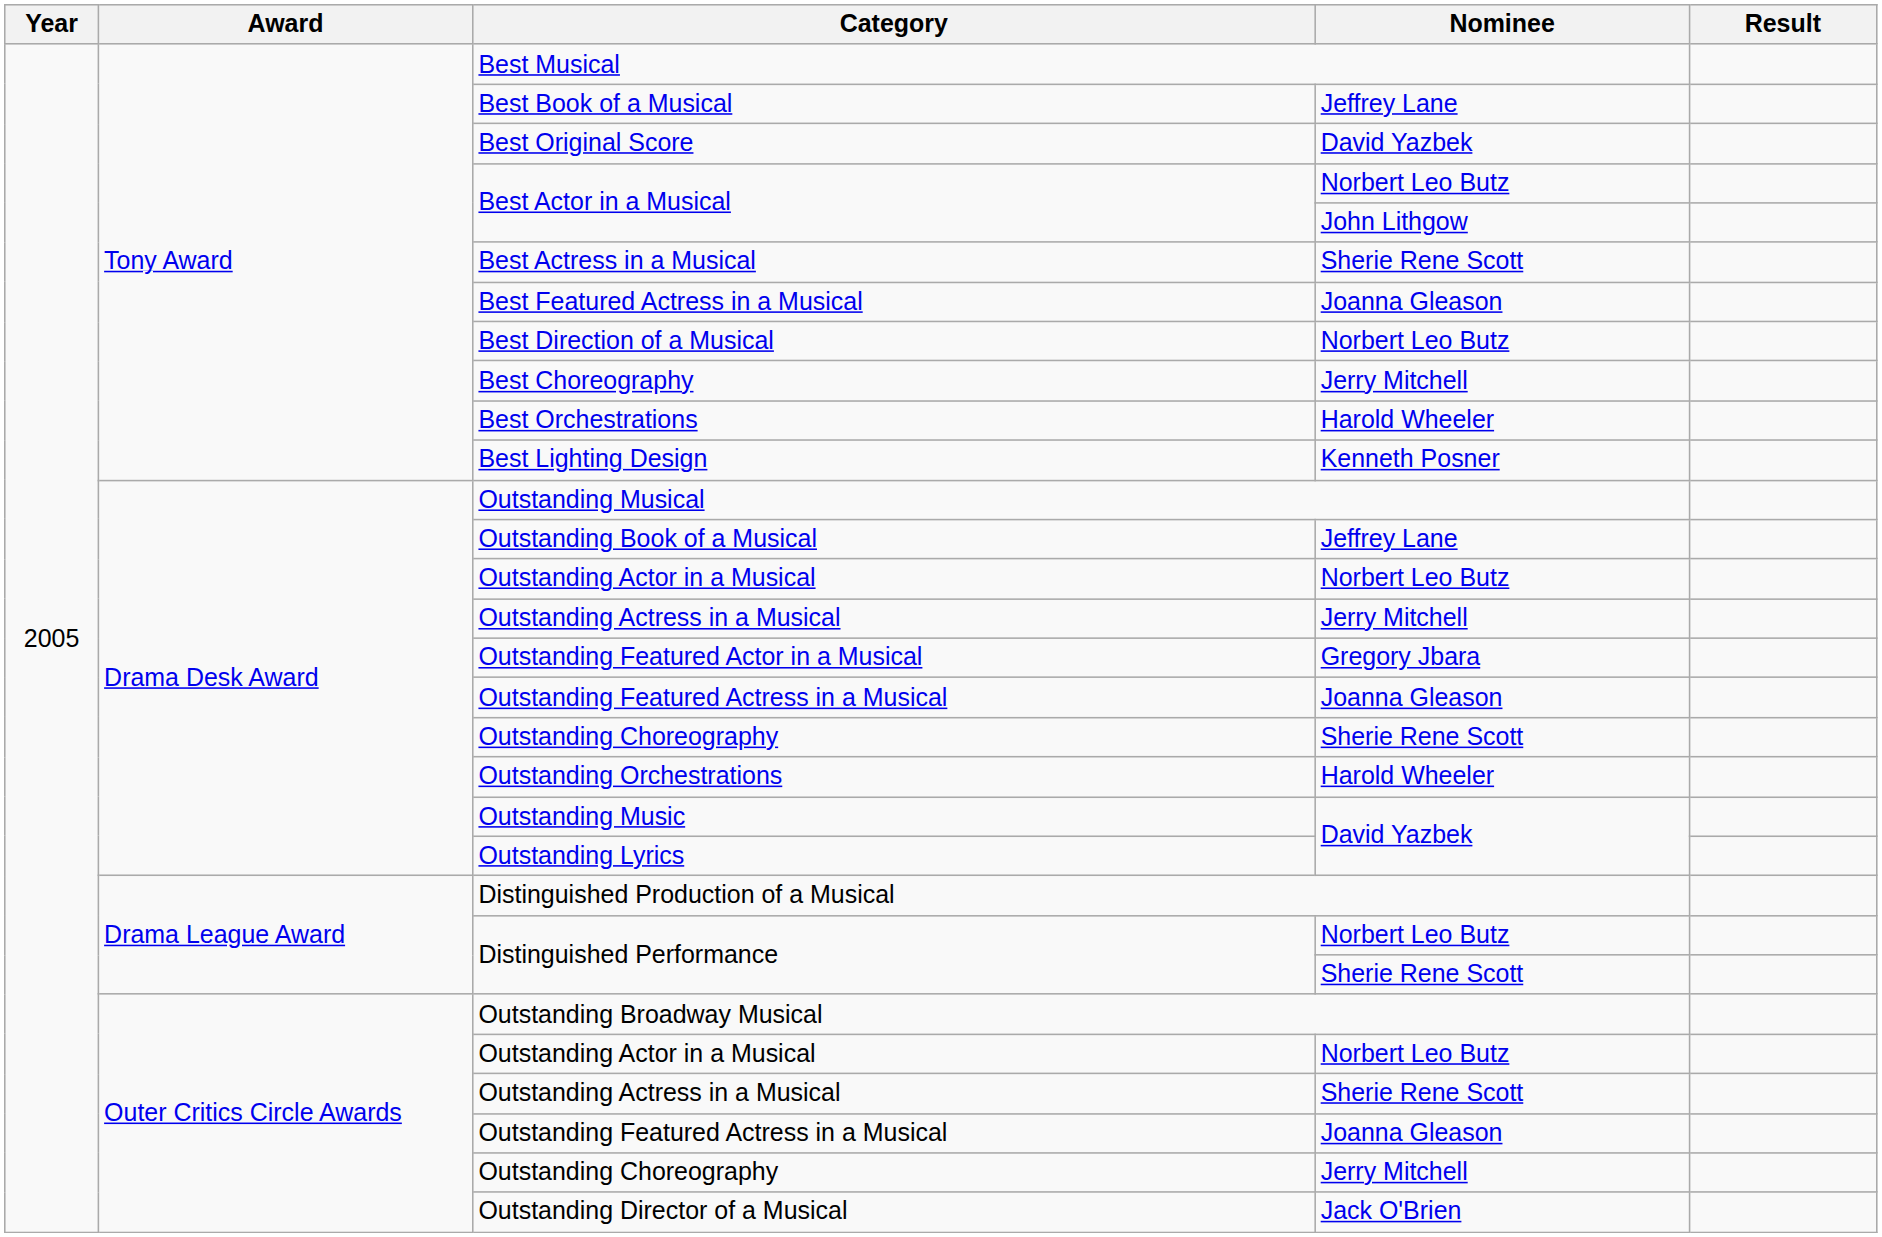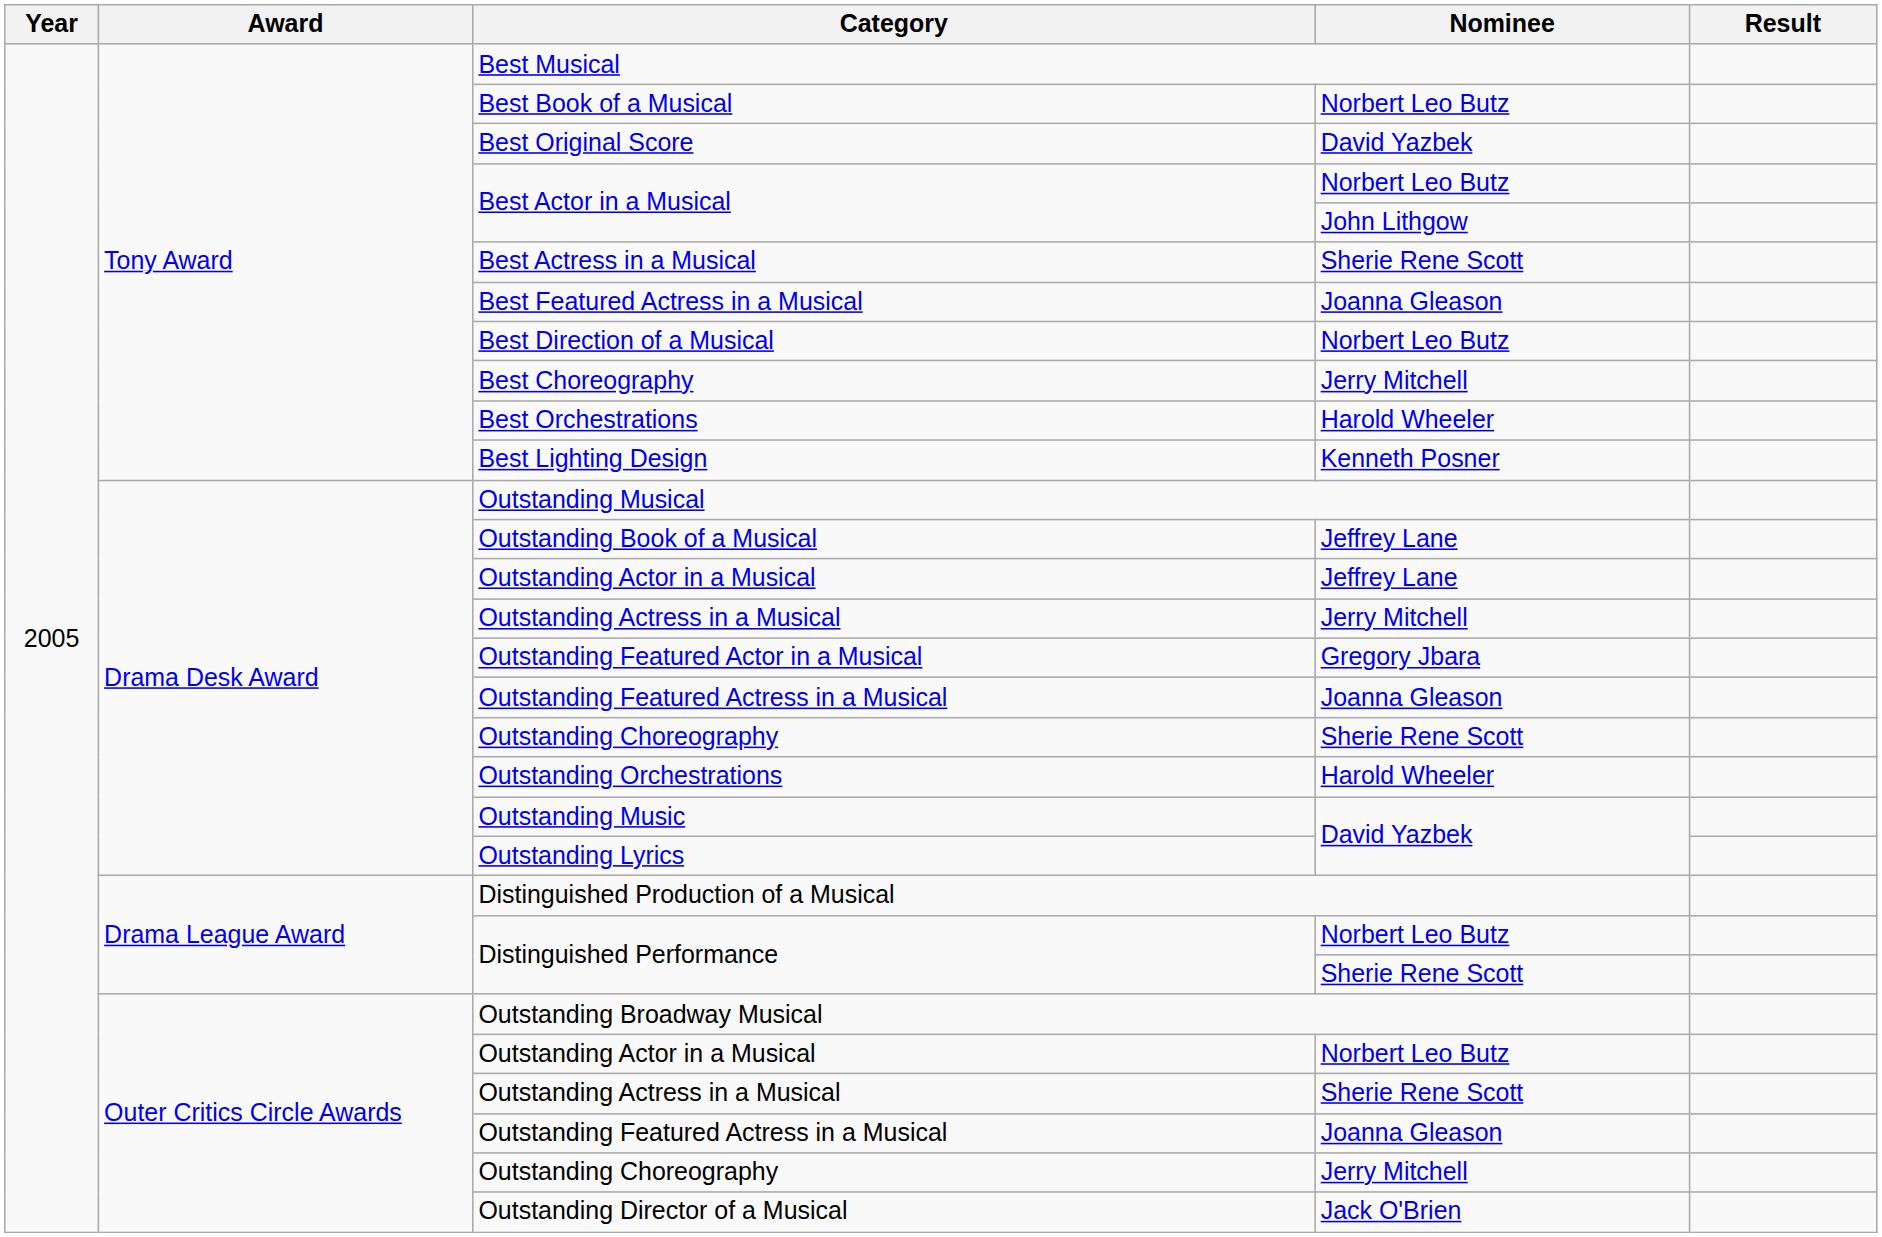(1389, 103) Jeffrey Lane -> (1415, 103) Norbert Leo Butz
(1415, 578) Norbert Leo Butz -> (1389, 578) Jeffrey Lane
